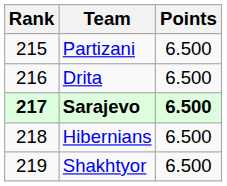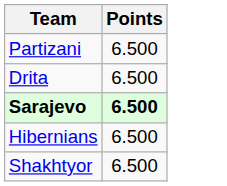- column: (32, 19)
